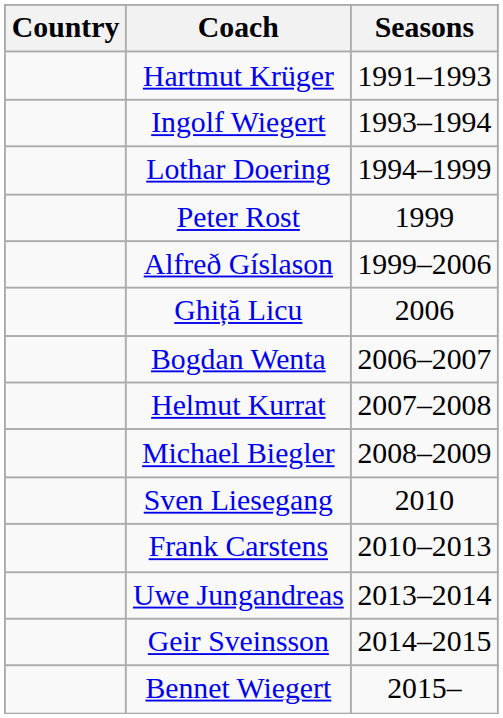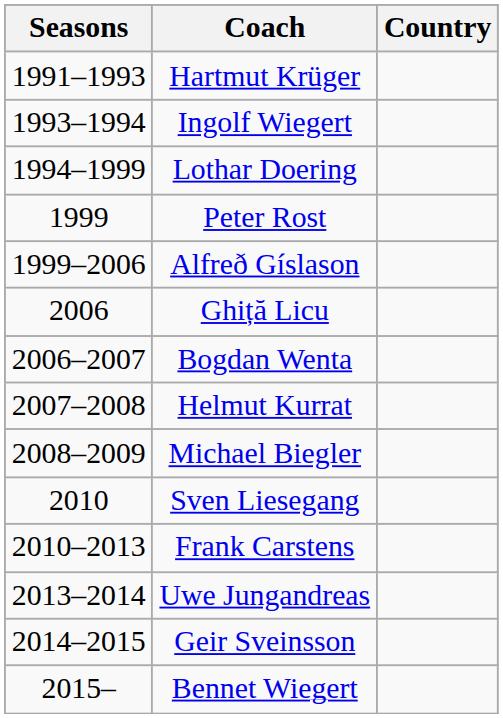columns swapped: (424, 28) <-> (66, 28)
